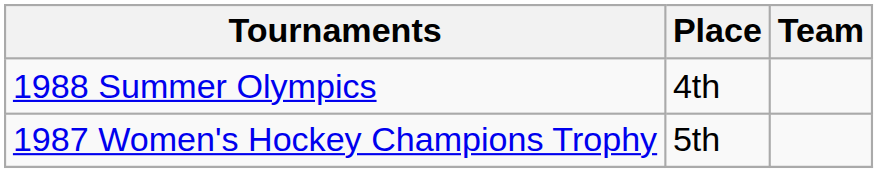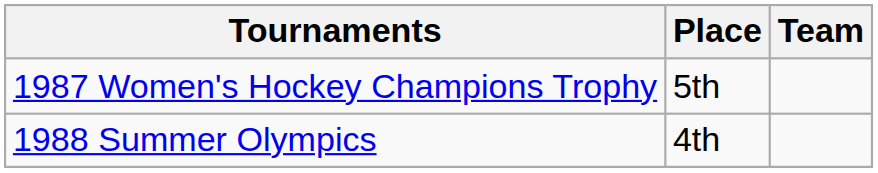rows swapped: (335, 139) <-> (195, 85)
